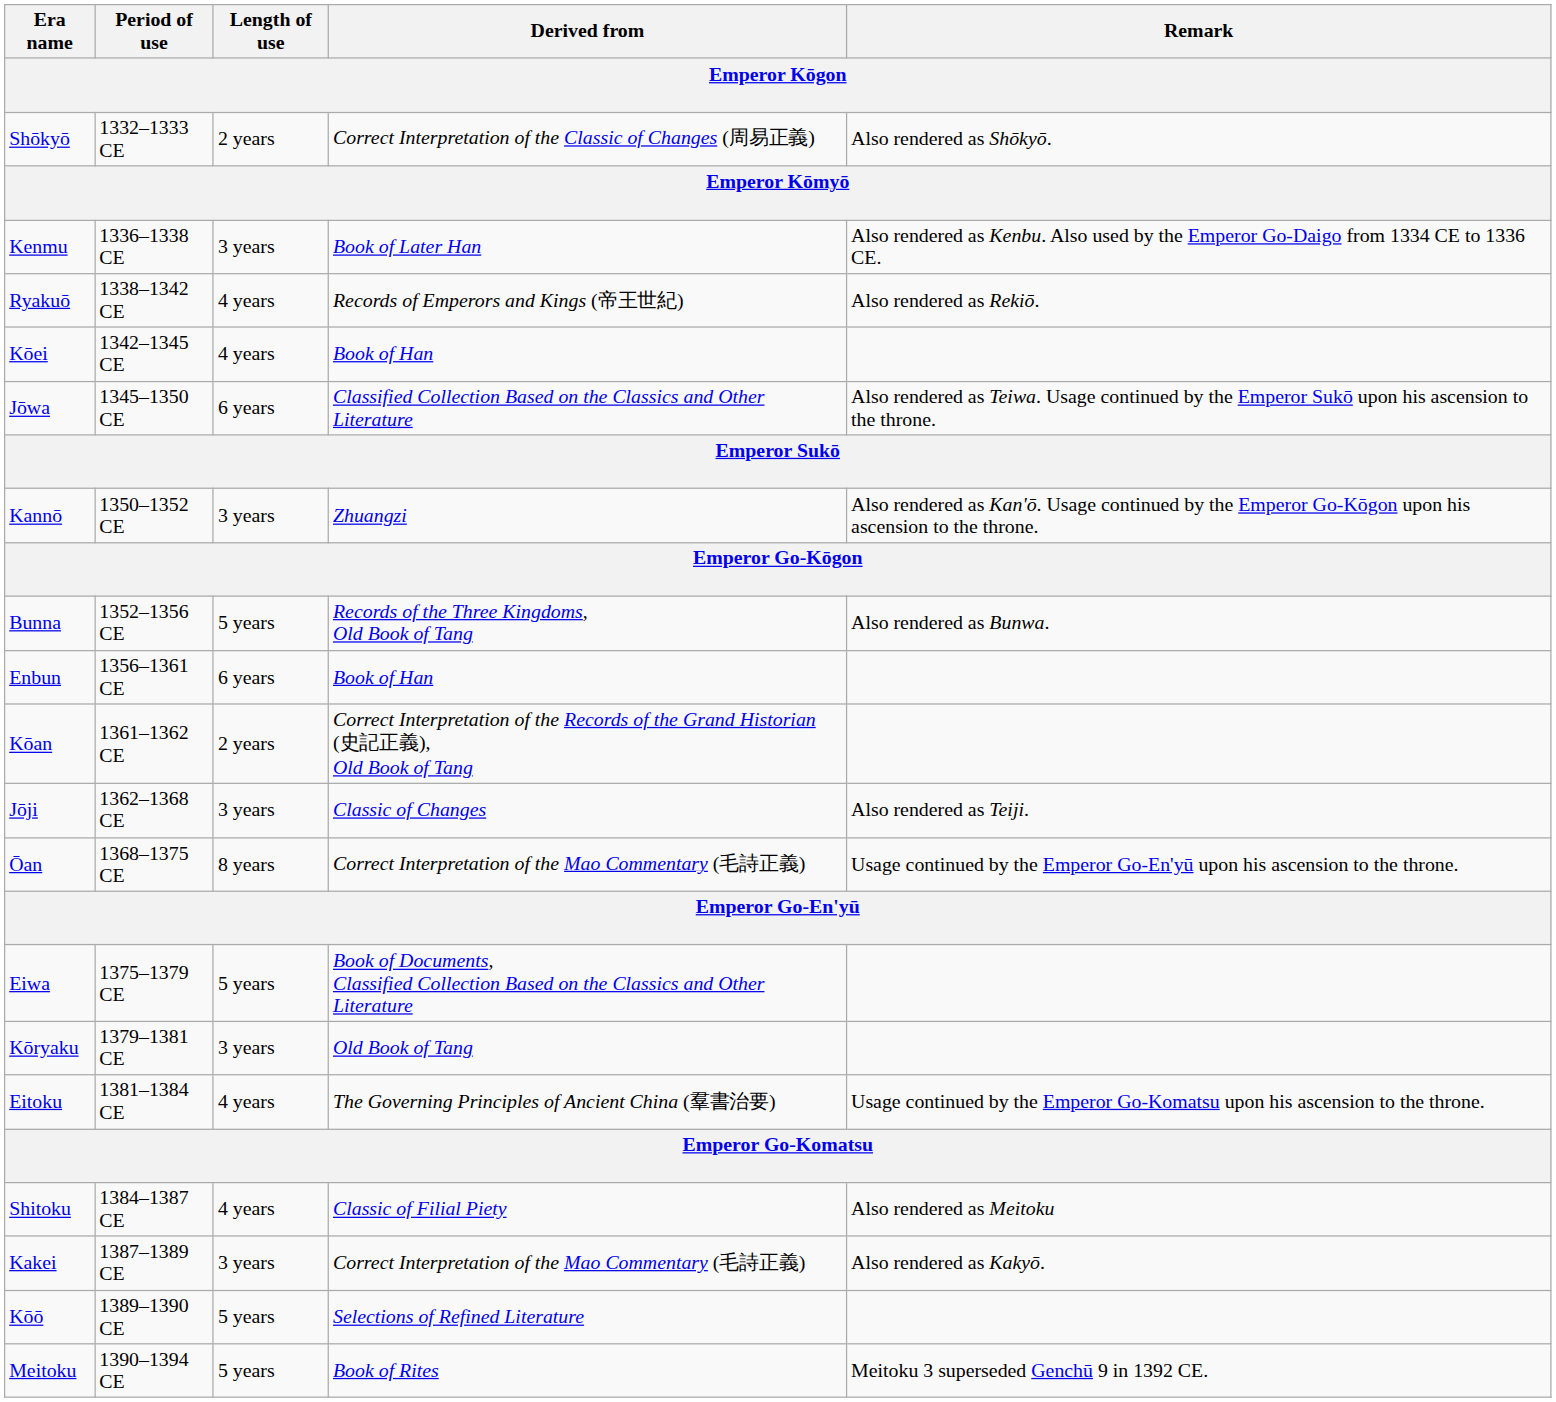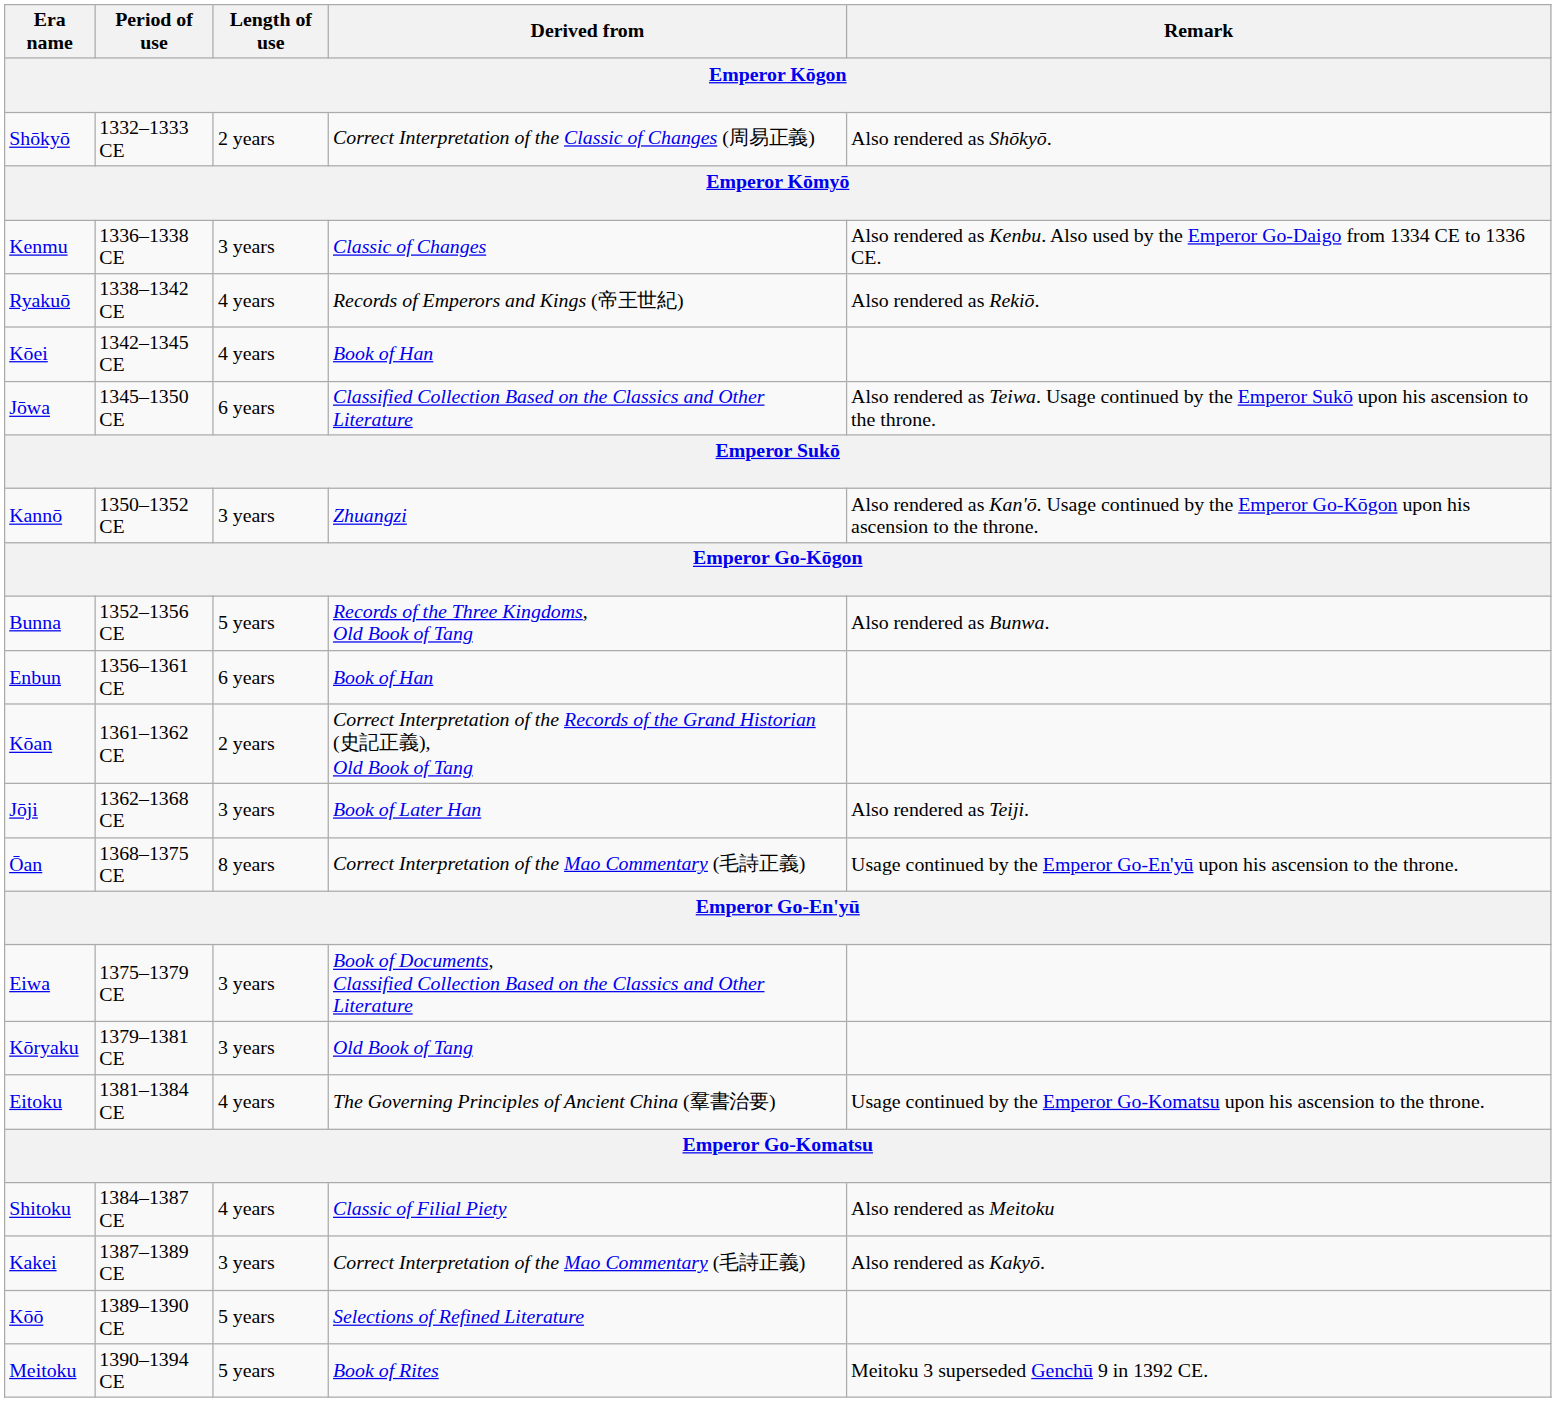(407, 246) Book of Later Han -> (410, 246) Classic of Changes
(410, 810) Classic of Changes -> (407, 810) Book of Later Han
(246, 982) 5 years -> (246, 982) 3 years
